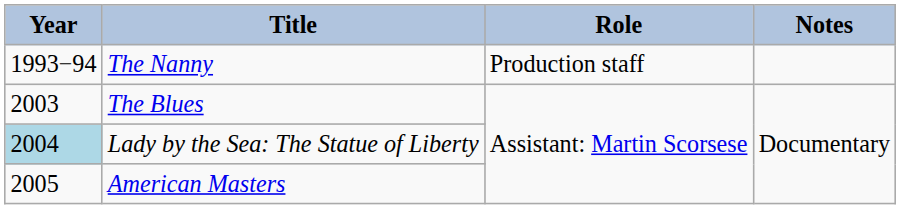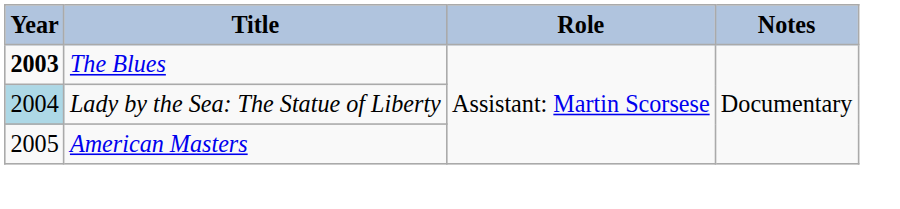- row: (160, 64)
(35, 104) normal -> (35, 64) bold
